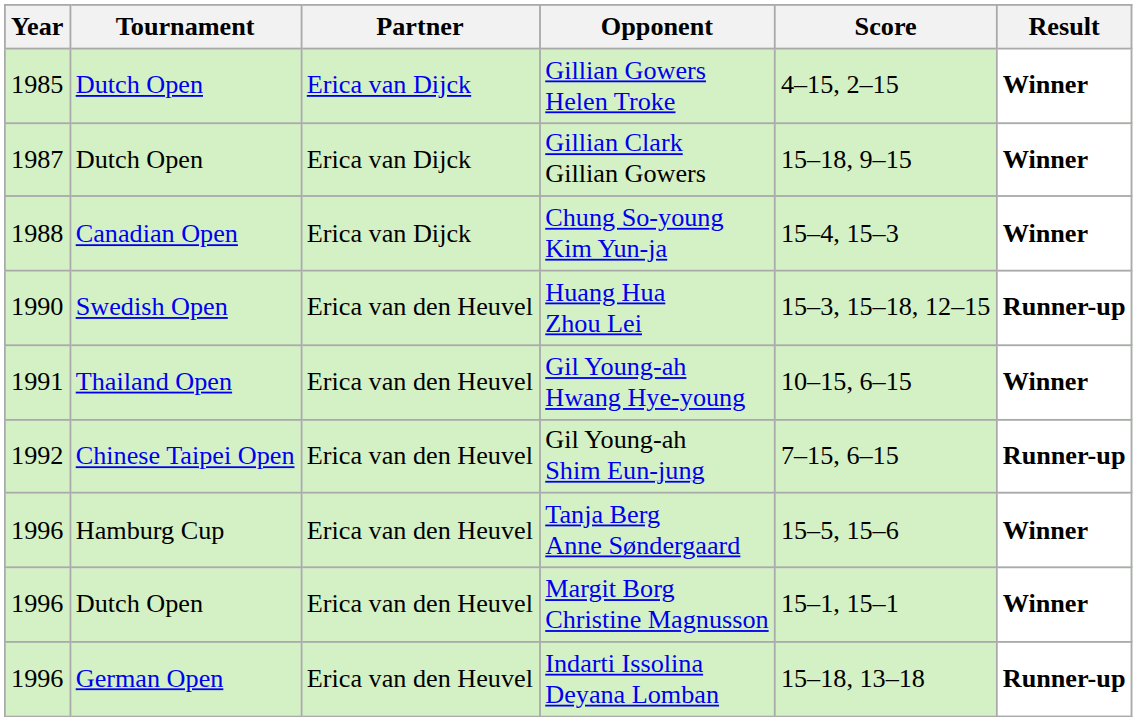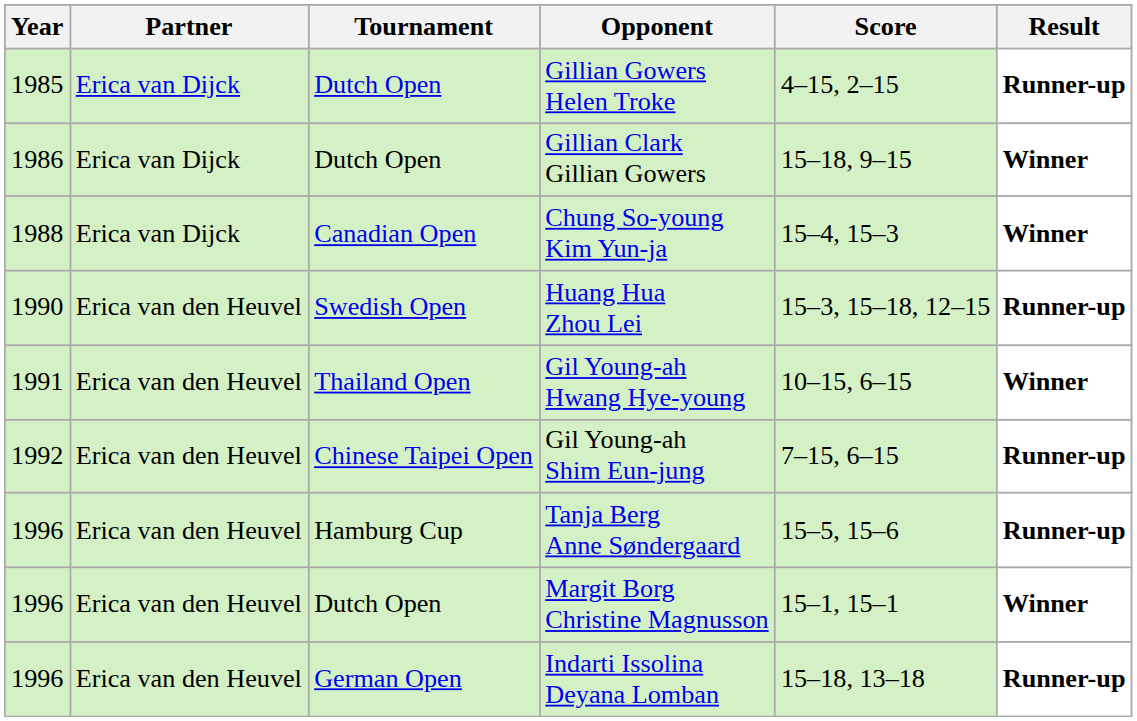columns swapped: (185, 26) <-> (420, 26)
(1045, 85) Winner -> (1064, 85) Runner-up
(37, 159) 1987 -> (37, 159) 1986
(1045, 530) Winner -> (1064, 530) Runner-up
